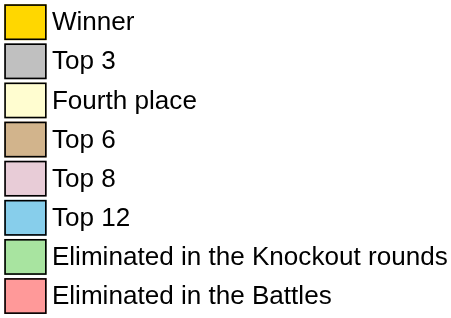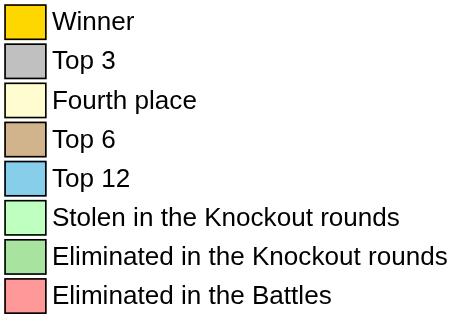- row: (84, 178)
+ row: (226, 217)
